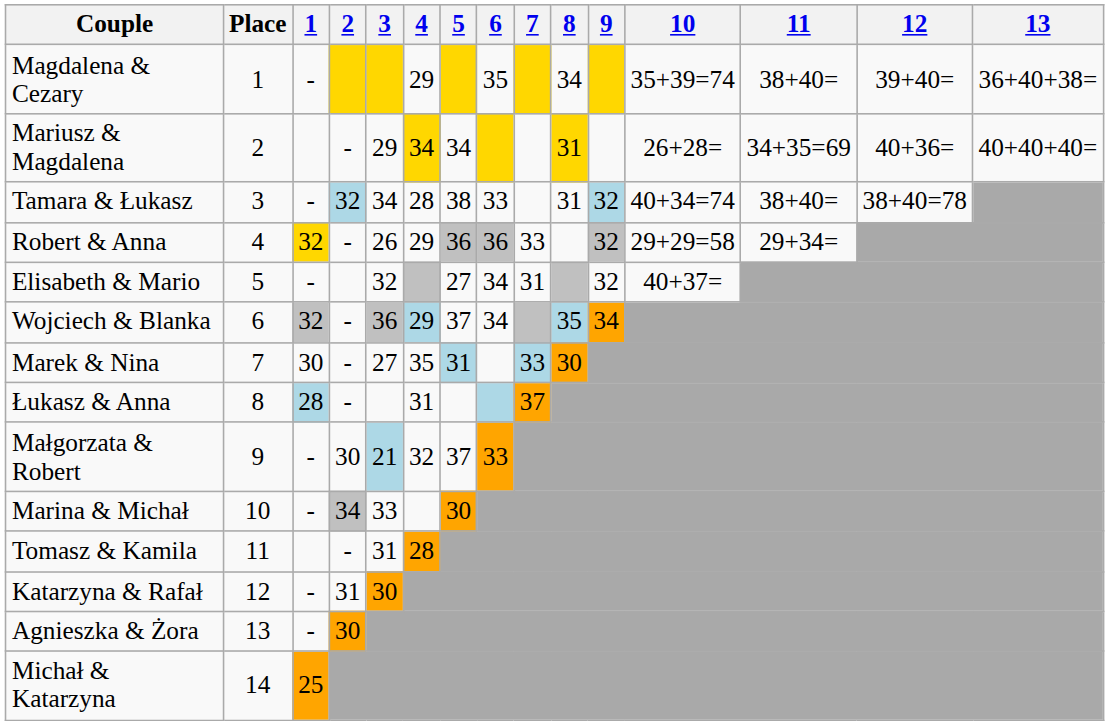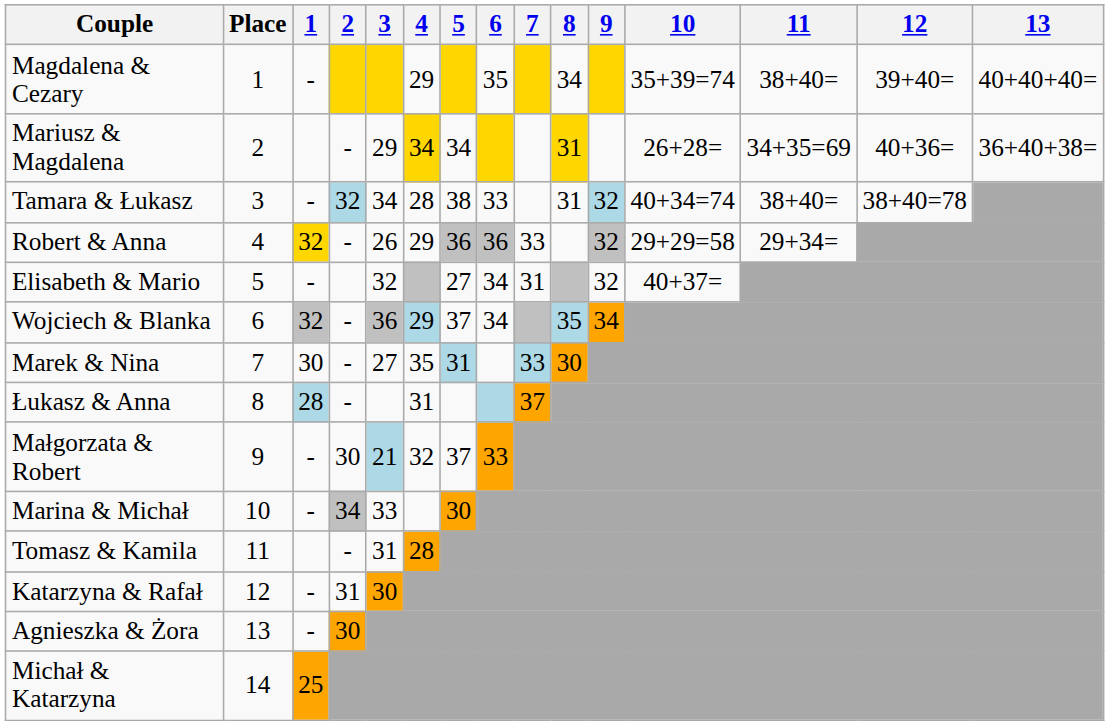(1038, 78) 36+40+38= -> (1038, 78) 40+40+40=
(1038, 147) 40+40+40= -> (1038, 147) 36+40+38=
